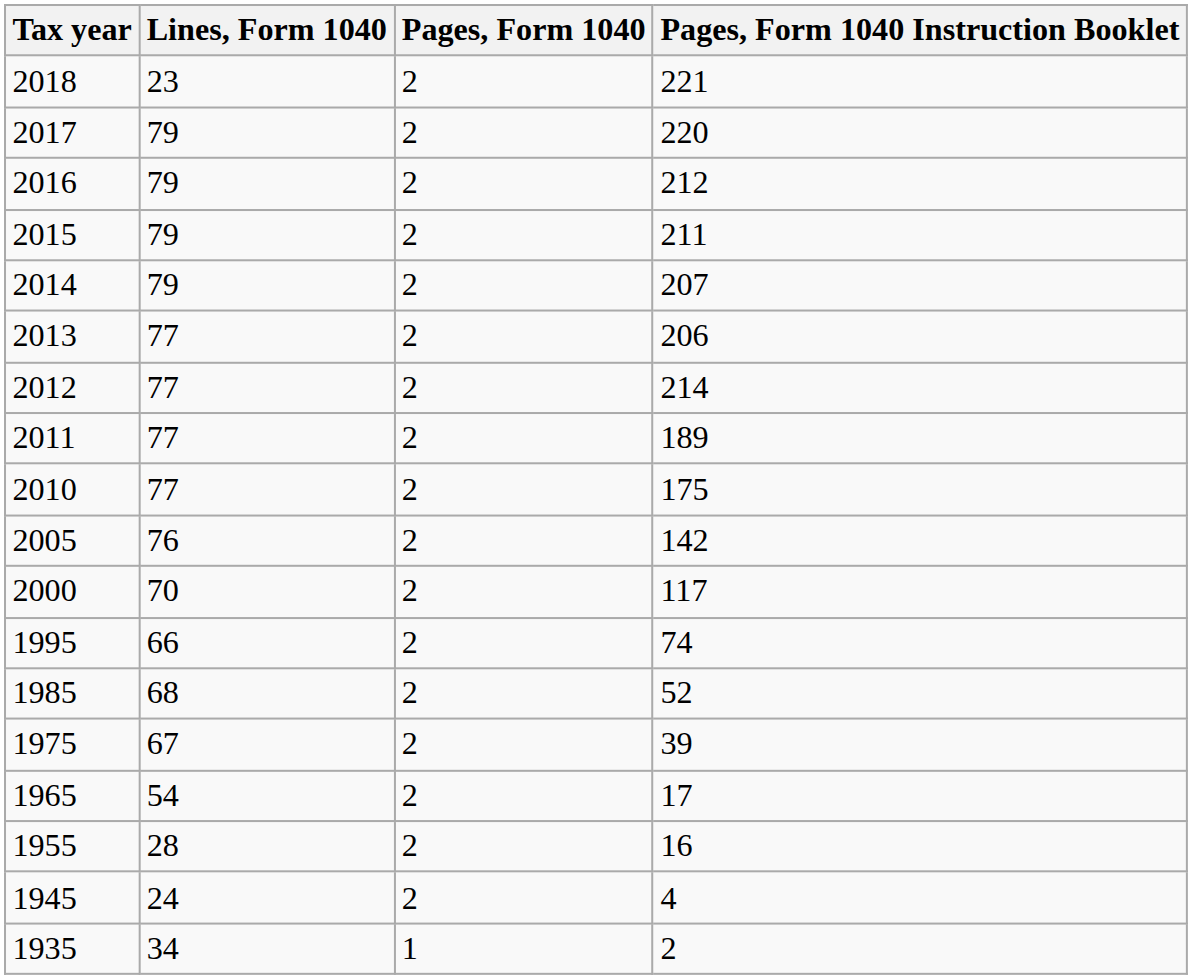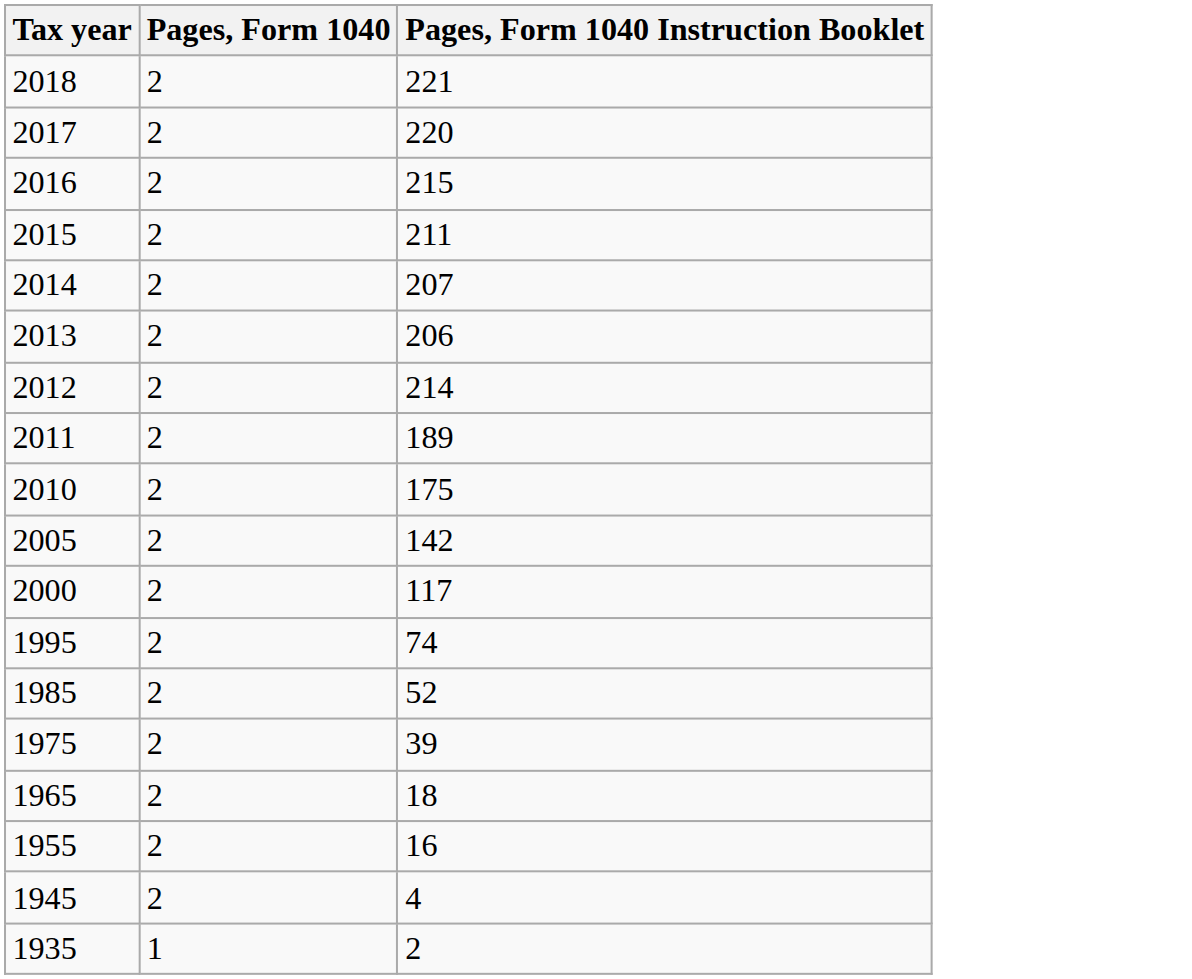- column: (267, 30)
(685, 183) 212 -> (429, 183) 215
(677, 795) 17 -> (421, 795) 18
